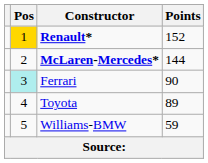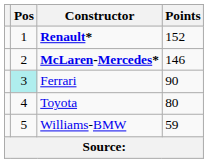(24, 37) gold background -> (24, 37) no background
(175, 59) 144 -> (175, 59) 146
(172, 103) 89 -> (172, 103) 80
